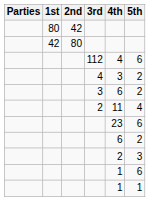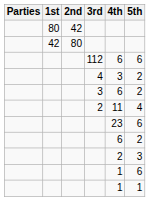(120, 60) 4 -> (120, 60) 6
